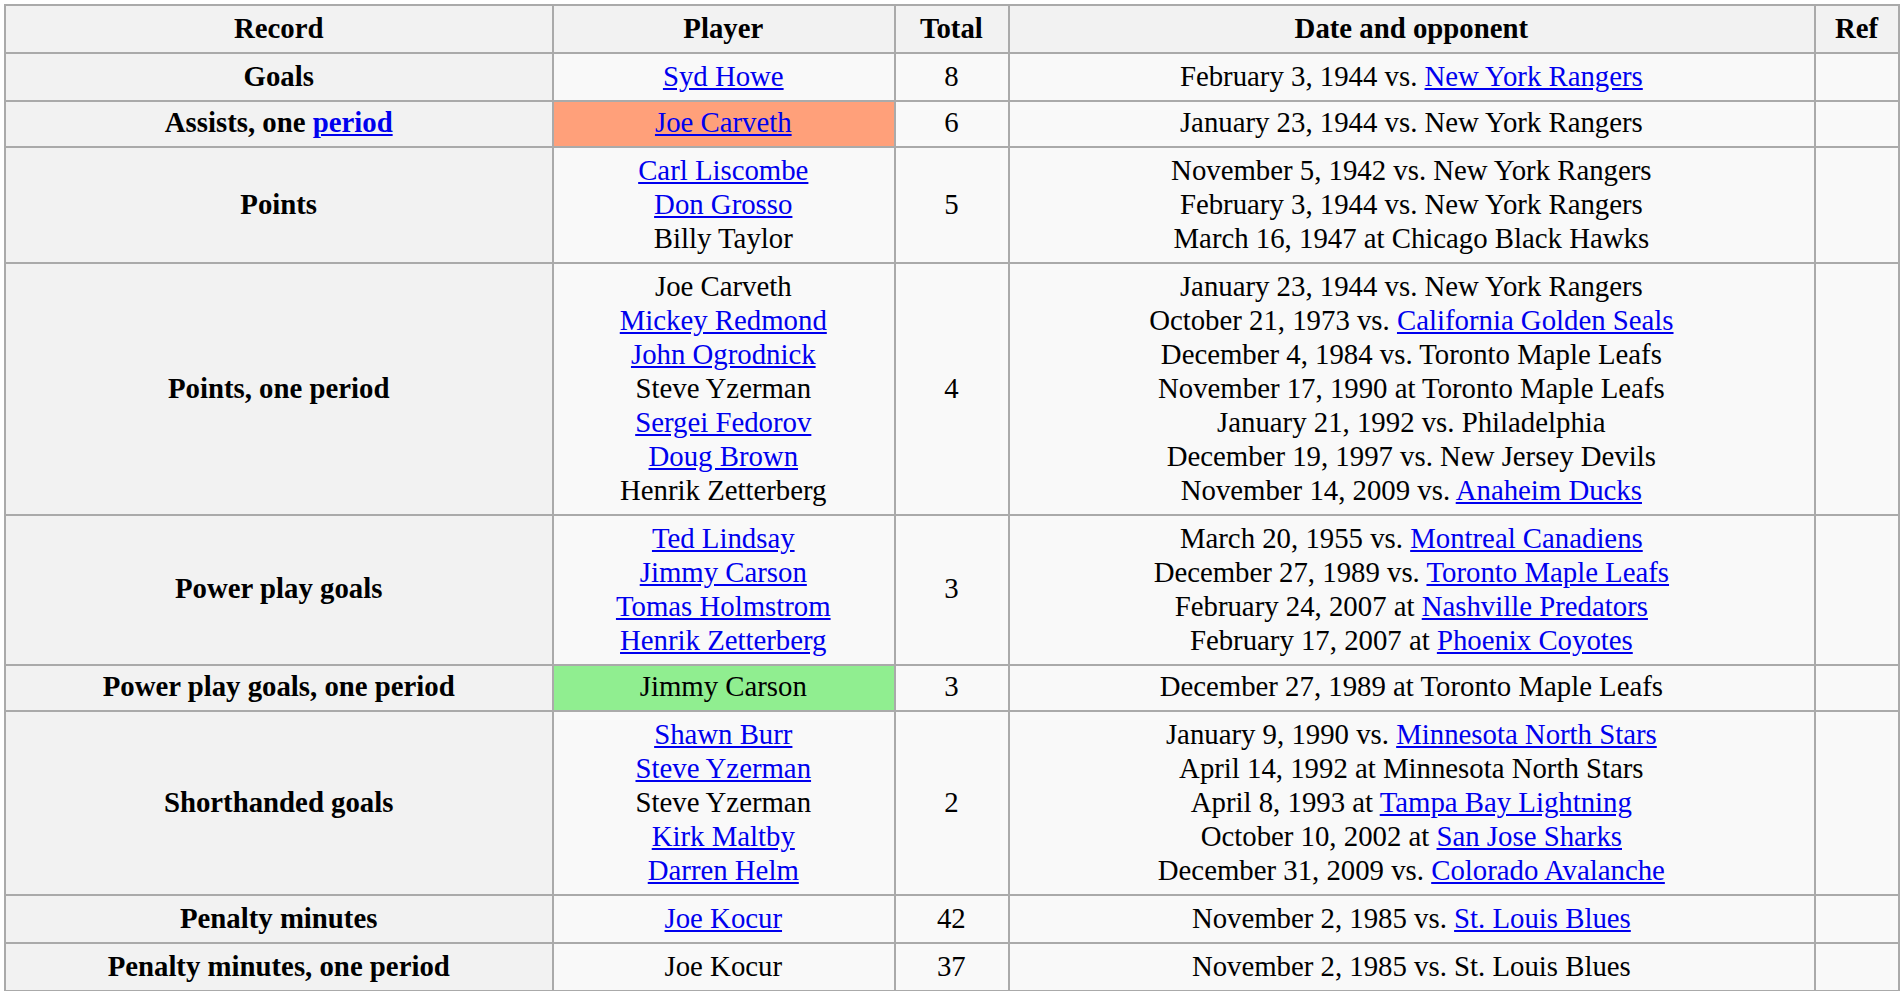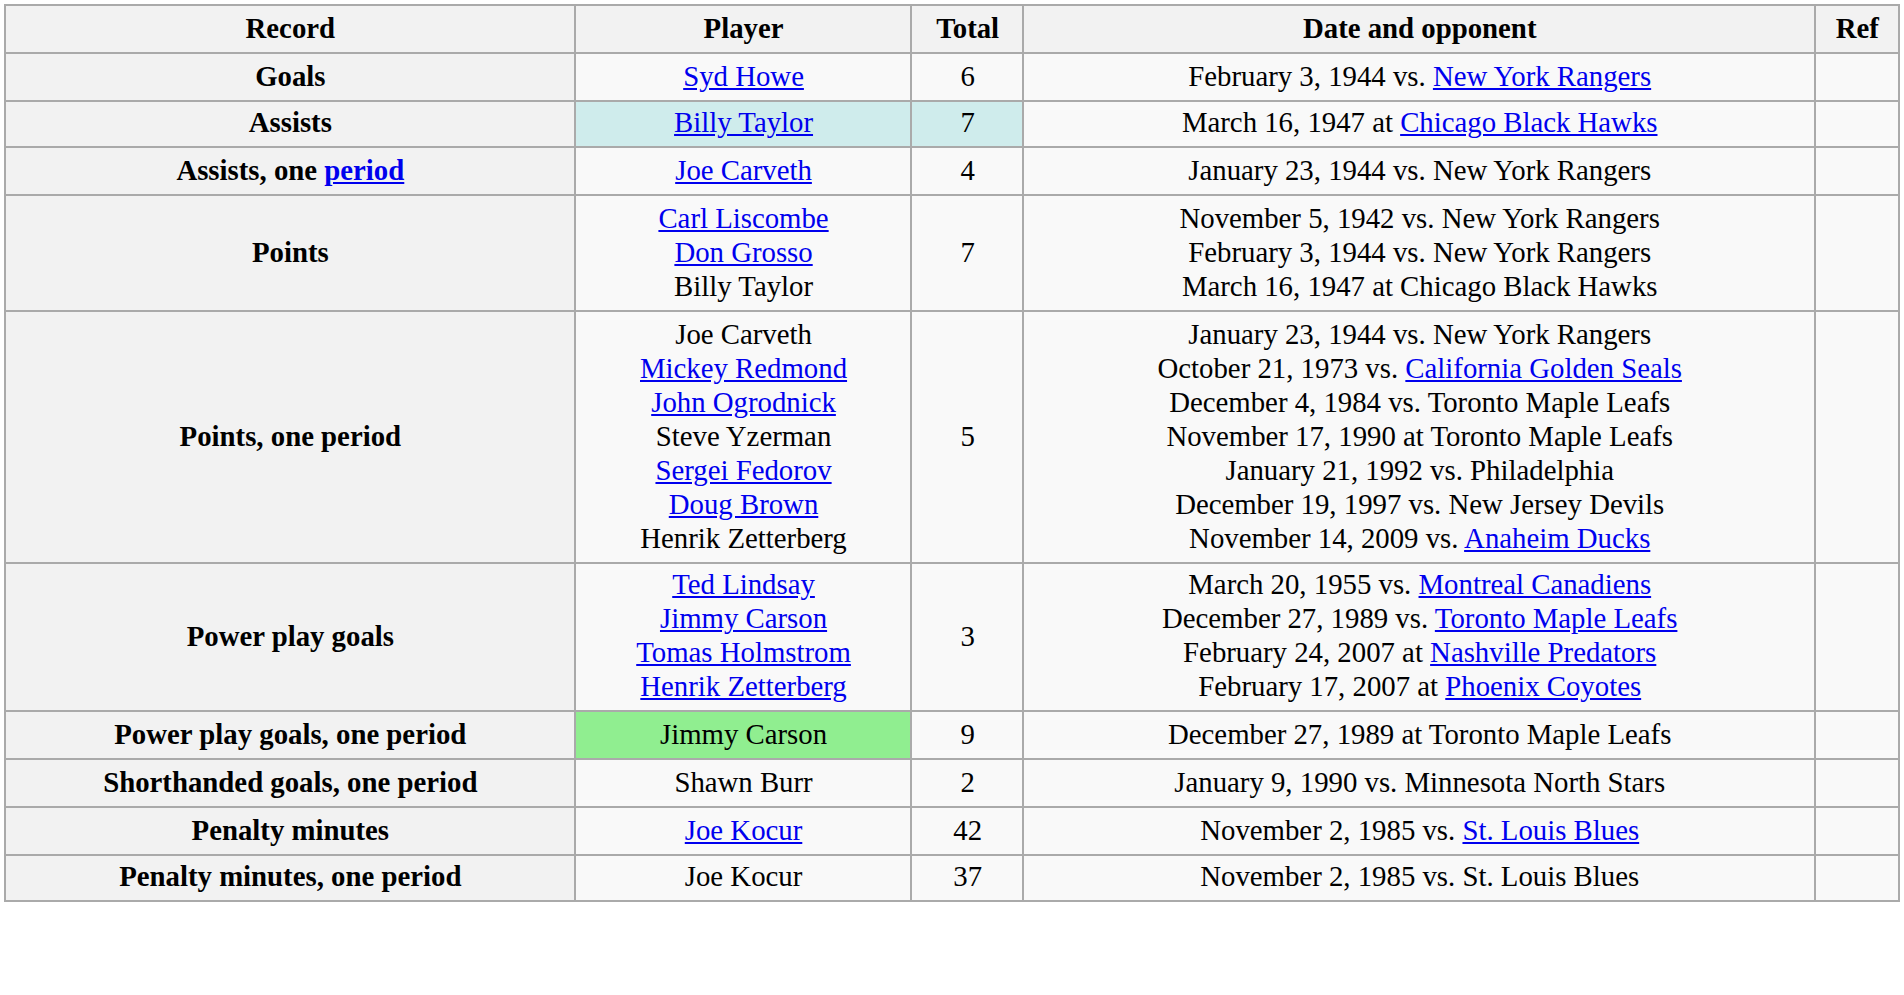(951, 76) 8 -> (968, 76) 6
+ row: (290, 123)
(723, 123) lightsalmon background -> (744, 171) no background
(951, 123) 6 -> (968, 171) 4
(951, 205) 5 -> (968, 252) 7
(951, 388) 4 -> (968, 436) 5
(951, 687) 3 -> (968, 735) 9
- row: (279, 803)
+ row: (290, 782)
